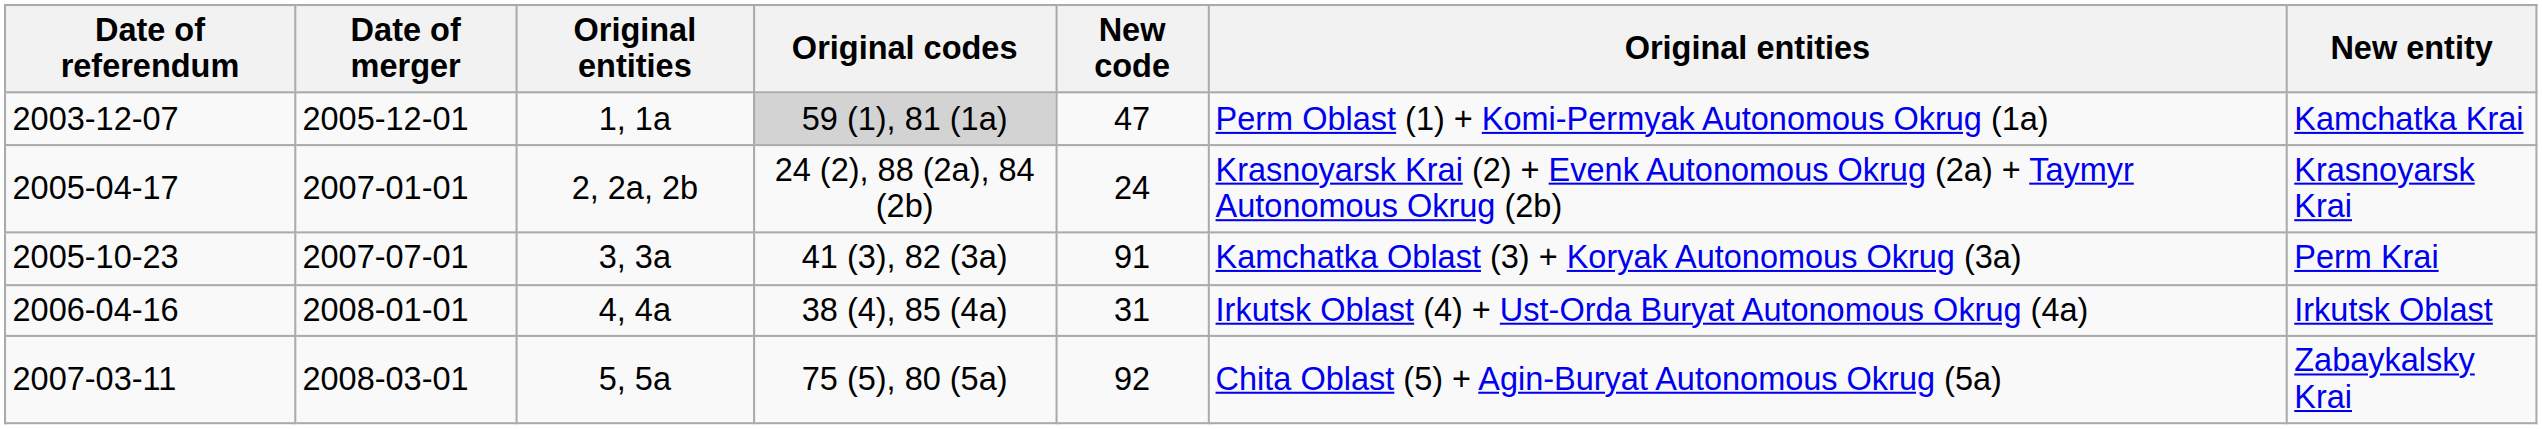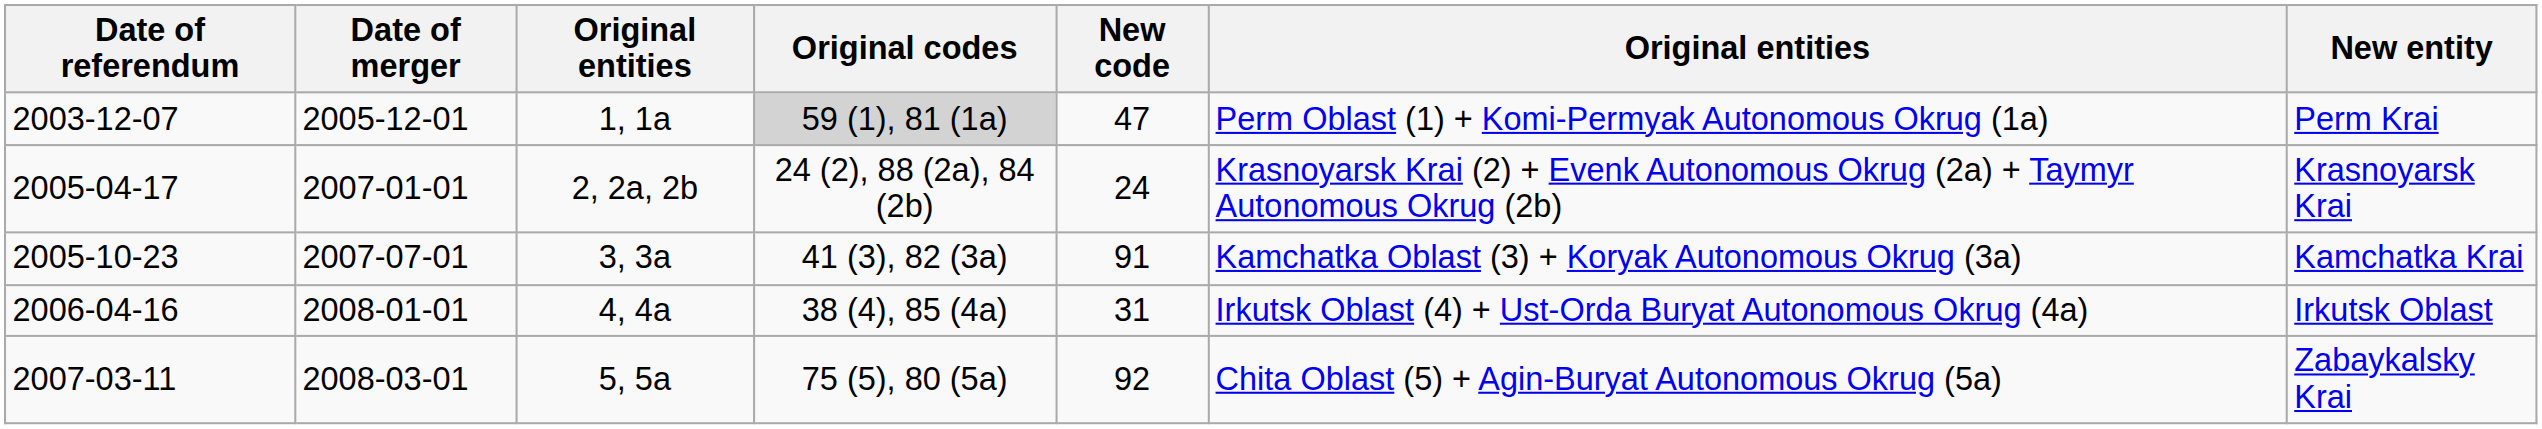(2409, 118) Kamchatka Krai -> (2366, 118) Perm Krai
(2366, 257) Perm Krai -> (2409, 257) Kamchatka Krai
